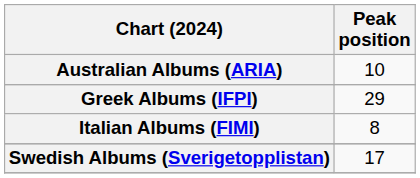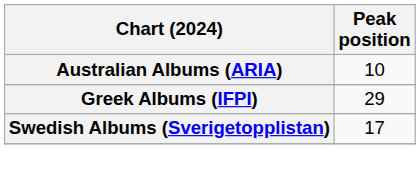- row: (169, 128)
